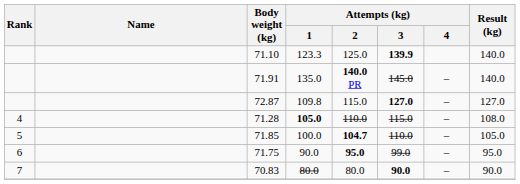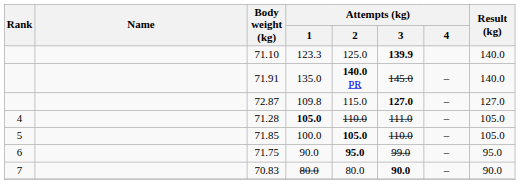(401, 118) 115.0 -> (401, 118) 111.0
(492, 118) 108.0 -> (492, 118) 105.0
(355, 136) 104.7 -> (355, 136) 105.0
